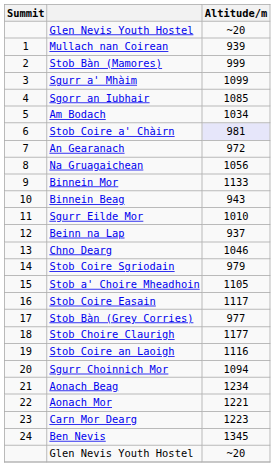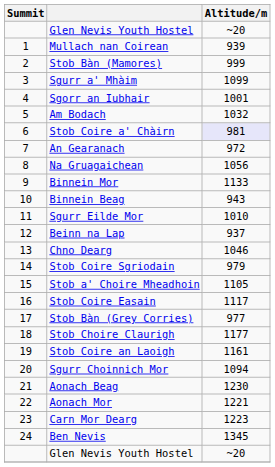(236, 98) 1085 -> (236, 98) 1001
(236, 115) 1034 -> (236, 115) 1032
(236, 352) 1116 -> (236, 352) 1161
(236, 386) 1234 -> (236, 386) 1230
